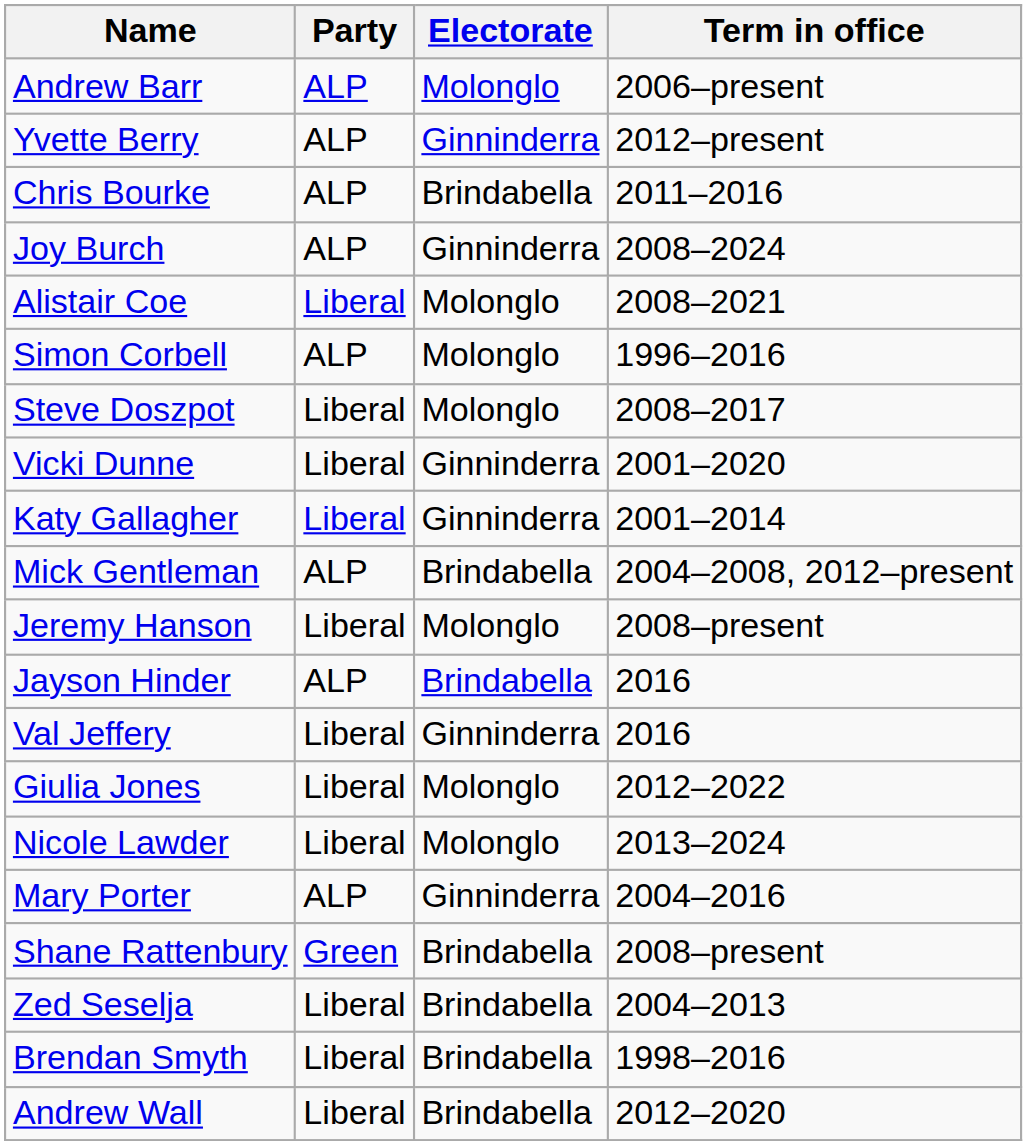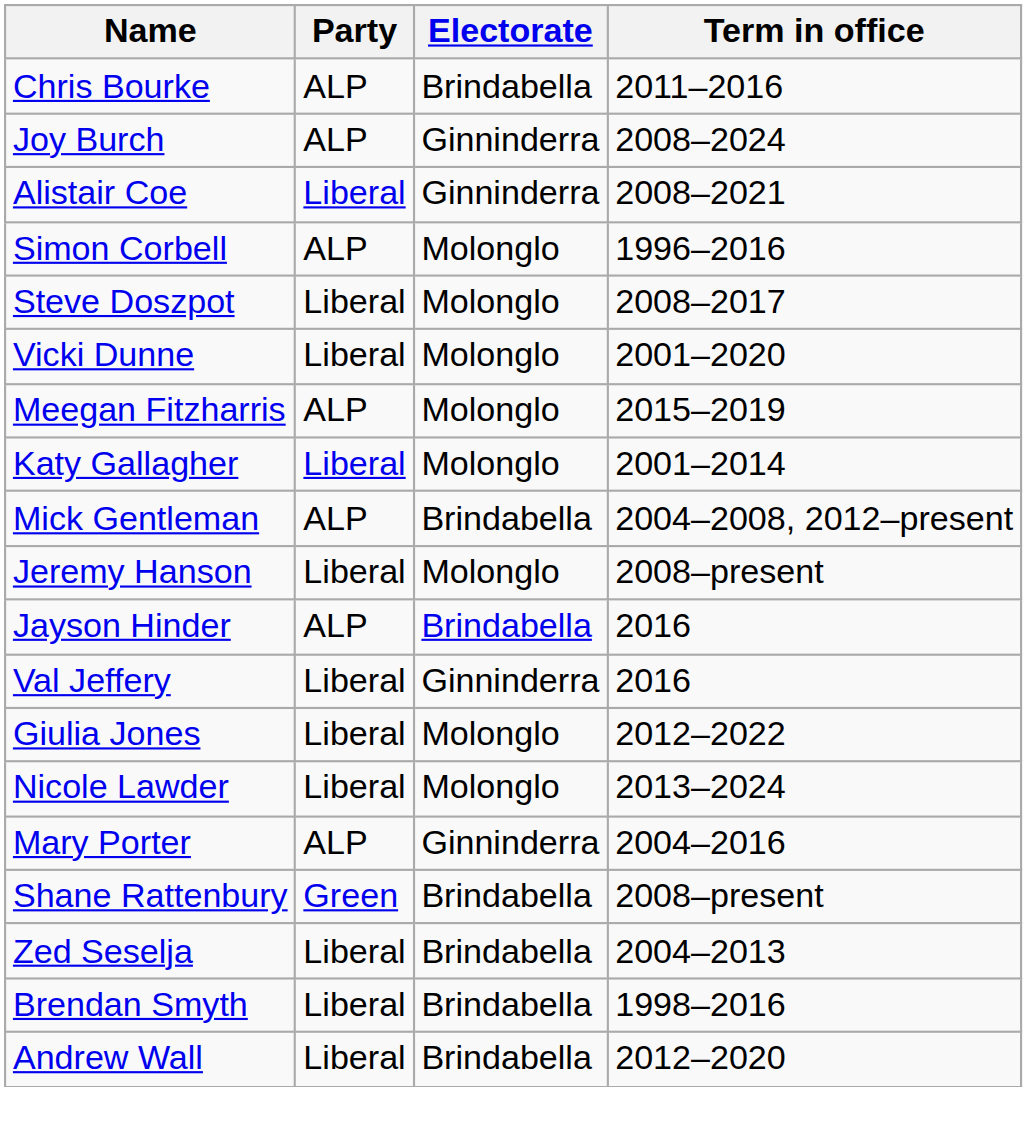- row: (108, 85)
- row: (106, 139)
(491, 301) Molonglo -> (510, 193) Ginninderra
(510, 463) Ginninderra -> (491, 355) Molonglo
+ row: (149, 409)
(510, 517) Ginninderra -> (491, 463) Molonglo
